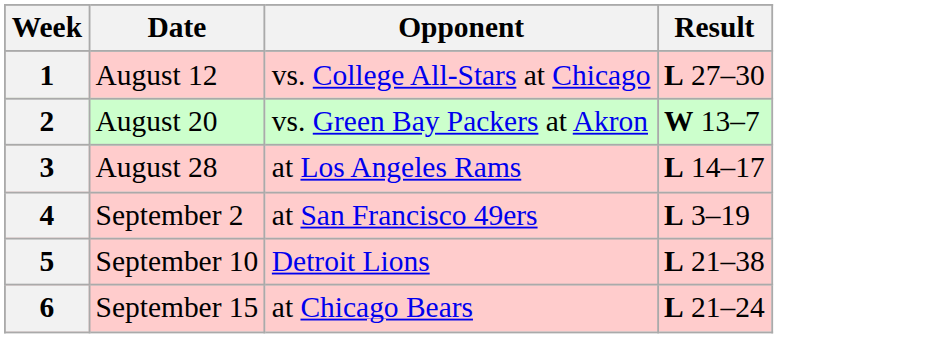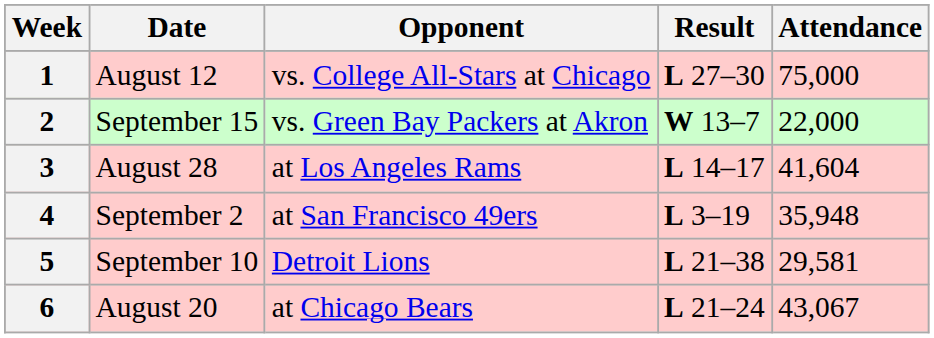+ column: (850, 27)
(157, 121) August 20 -> (177, 121) September 15
(177, 307) September 15 -> (157, 307) August 20
